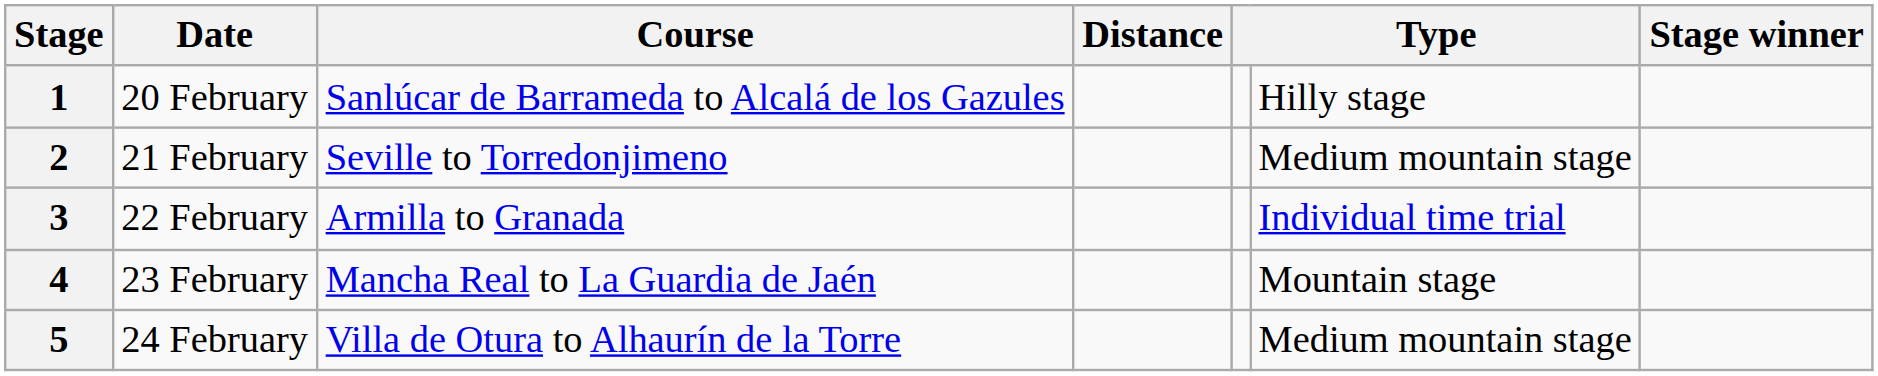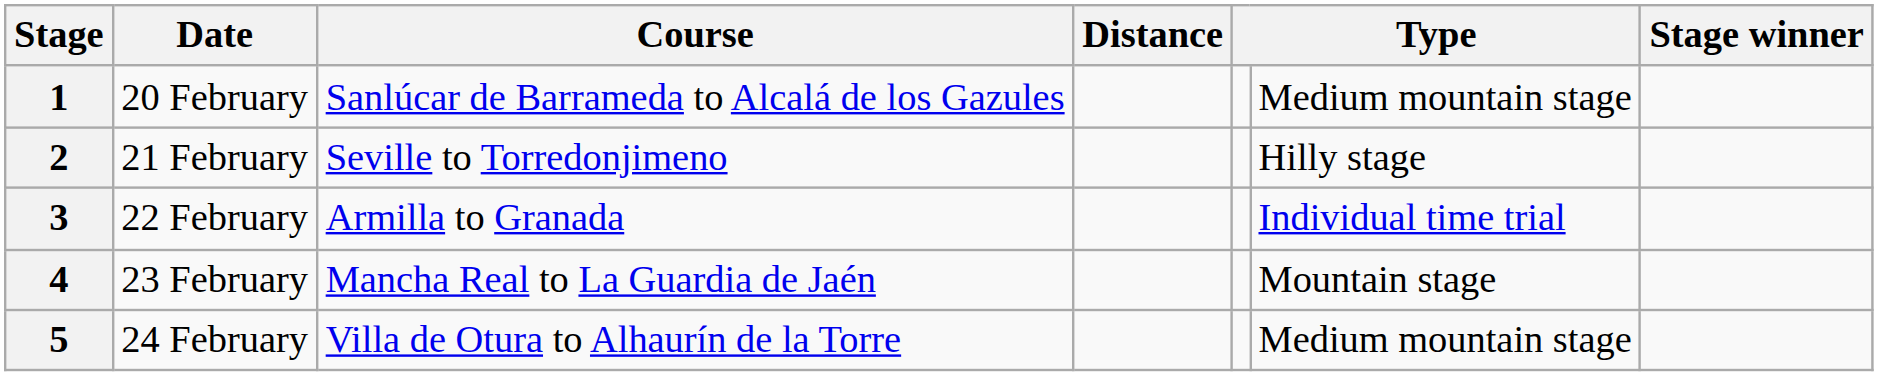(1342, 95) Hilly stage -> (1445, 95) Medium mountain stage
(1445, 156) Medium mountain stage -> (1342, 156) Hilly stage
